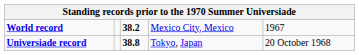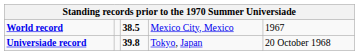(131, 27) 38.2 -> (131, 27) 38.5
(131, 43) 38.8 -> (131, 43) 39.8
